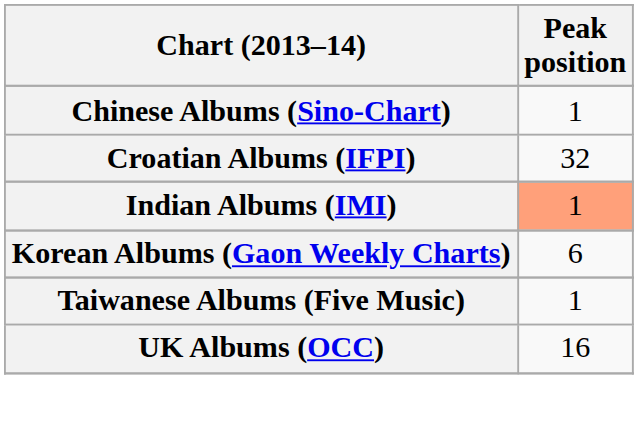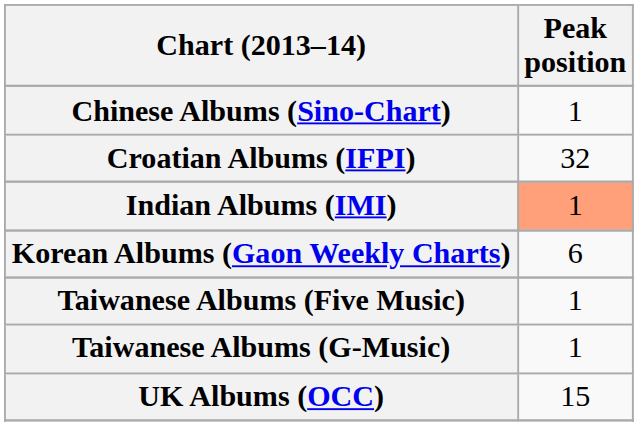+ row: (261, 348)
(575, 348) 16 -> (575, 396) 15
